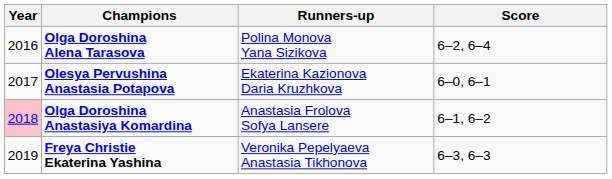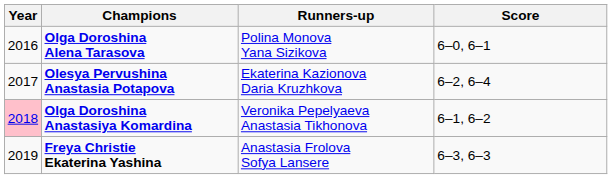(464, 45) 6–2, 6–4 -> (464, 45) 6–0, 6–1
(464, 82) 6–0, 6–1 -> (464, 82) 6–2, 6–4
(296, 119) Anastasia Frolova Sofya Lansere -> (305, 119) Veronika Pepelyaeva Anastasia Tikhonova
(305, 155) Veronika Pepelyaeva Anastasia Tikhonova -> (296, 155) Anastasia Frolova Sofya Lansere
